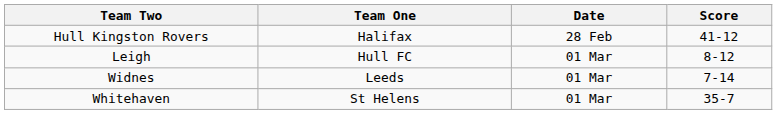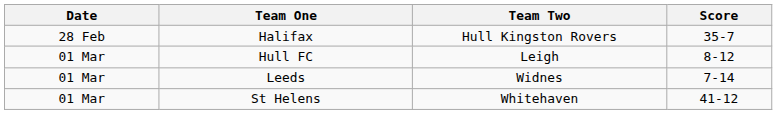columns swapped: (589, 15) <-> (131, 15)
(719, 36) 41-12 -> (719, 36) 35-7
(719, 99) 35-7 -> (719, 99) 41-12
